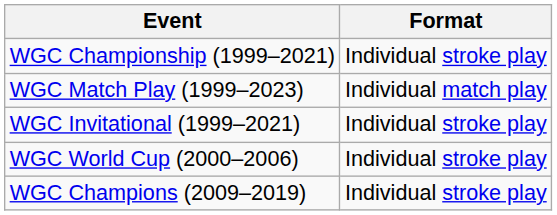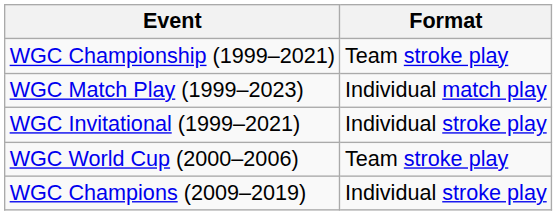(446, 55) Individual stroke play -> (427, 55) Team stroke play
(446, 158) Individual stroke play -> (427, 158) Team stroke play
